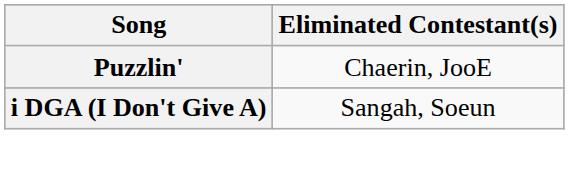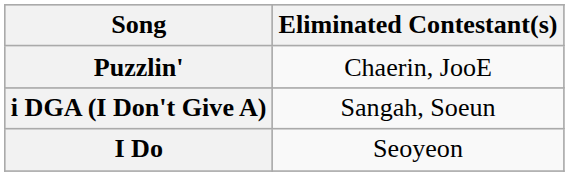+ row: (139, 149)
